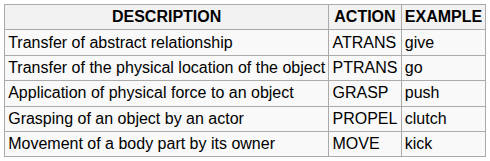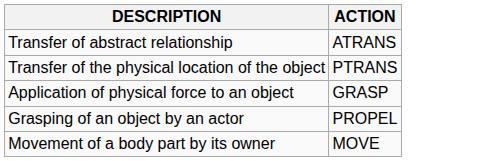- column: (443, 17)
